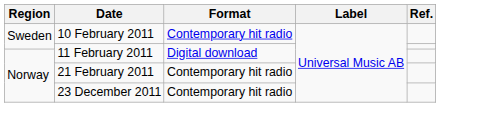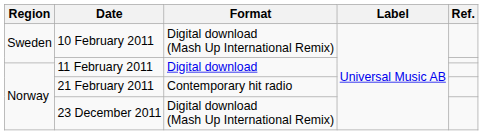(230, 33) Contemporary hit radio -> (251, 40) Digital download (Mash Up International Remix)
(230, 92) Contemporary hit radio -> (251, 113) Digital download (Mash Up International Remix)
